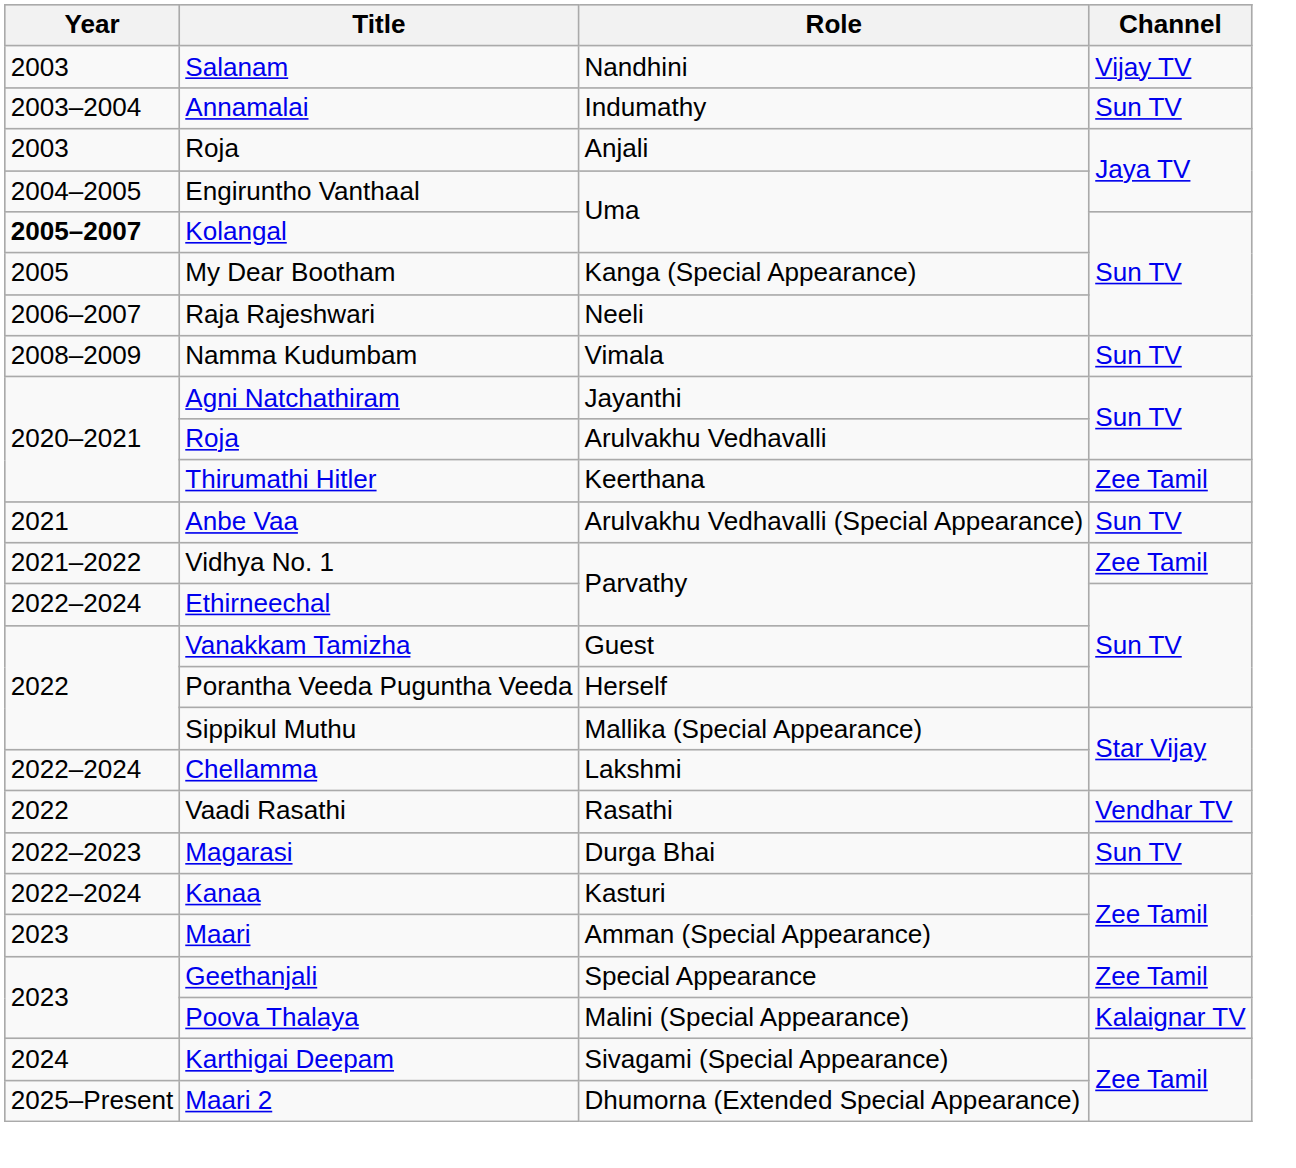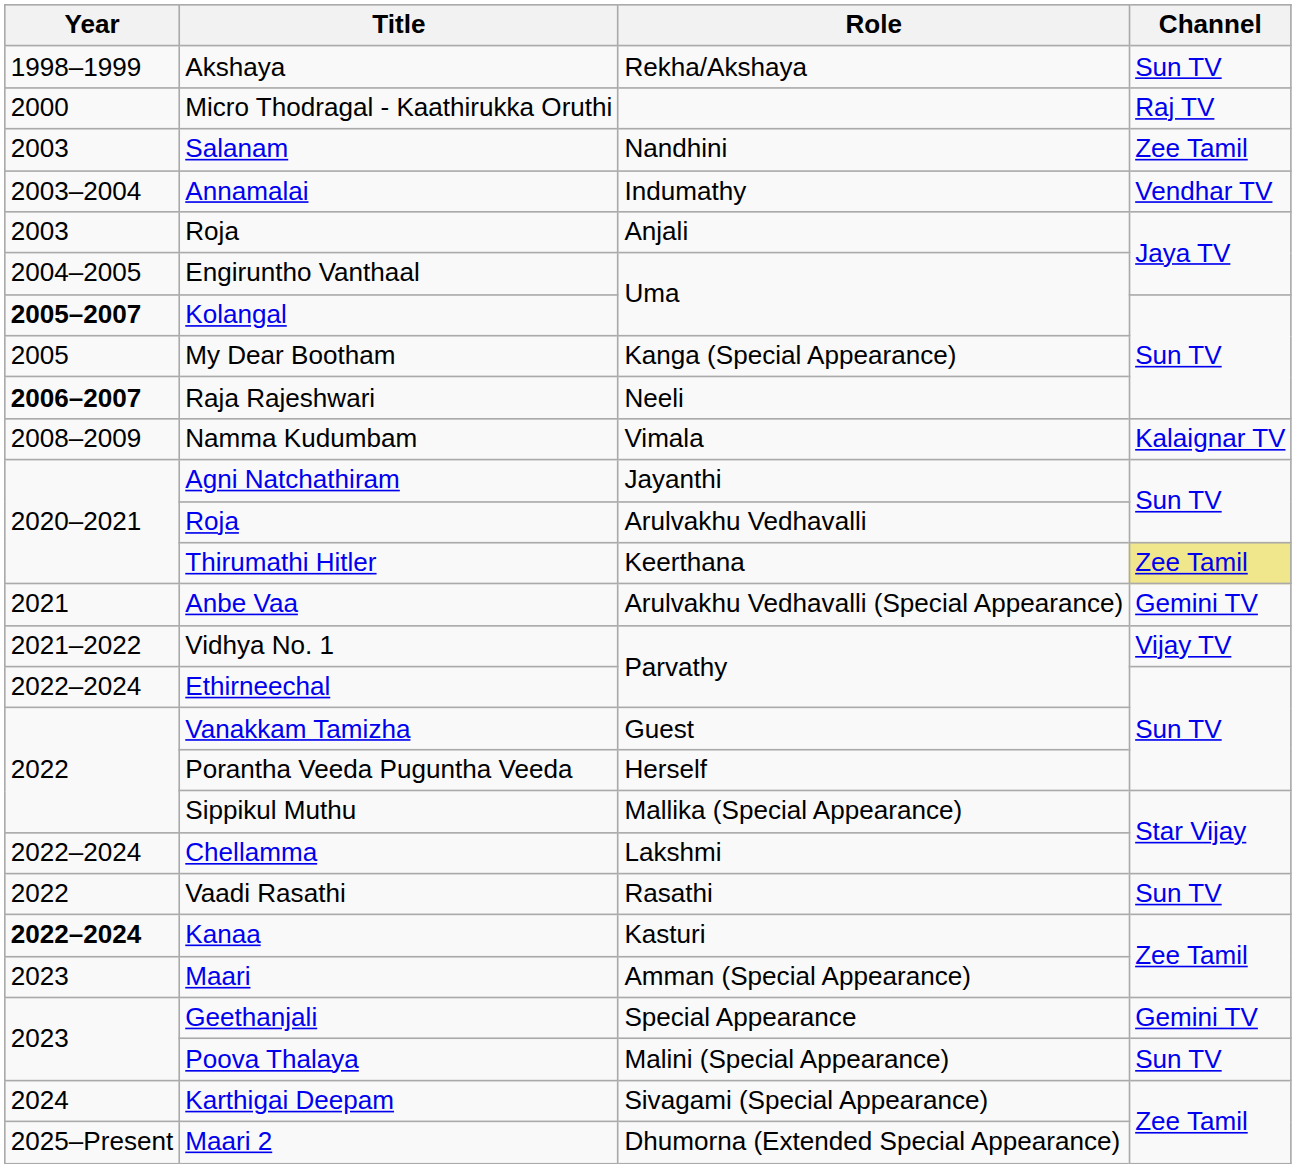+ row: (235, 66)
+ row: (399, 107)
(1143, 66) Vijay TV -> (1191, 149) Zee Tamil
(1138, 107) Sun TV -> (1204, 190) Vendhar TV
(76, 314) normal -> (76, 397) bold
(1138, 356) Sun TV -> (1210, 438) Kalaignar TV
(1152, 480) no background -> (1191, 562) khaki background
(1138, 521) Sun TV -> (1197, 604) Gemini TV
(1152, 562) Zee Tamil -> (1183, 645) Vijay TV
(1164, 811) Vendhar TV -> (1178, 893) Sun TV
- row: (239, 852)
(76, 893) normal -> (76, 935) bold
(1152, 976) Zee Tamil -> (1197, 1017) Gemini TV
(1170, 1017) Kalaignar TV -> (1178, 1059) Sun TV
